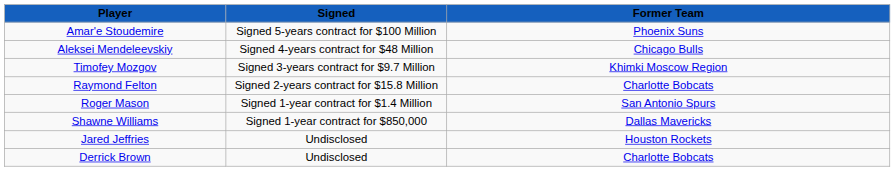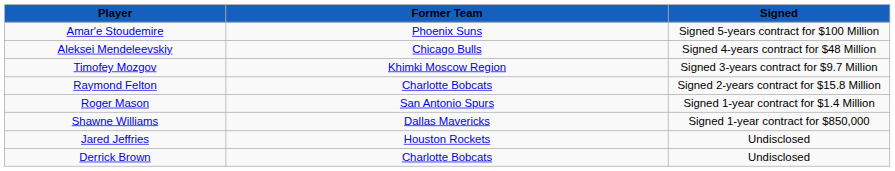columns swapped: (336, 13) <-> (668, 13)
